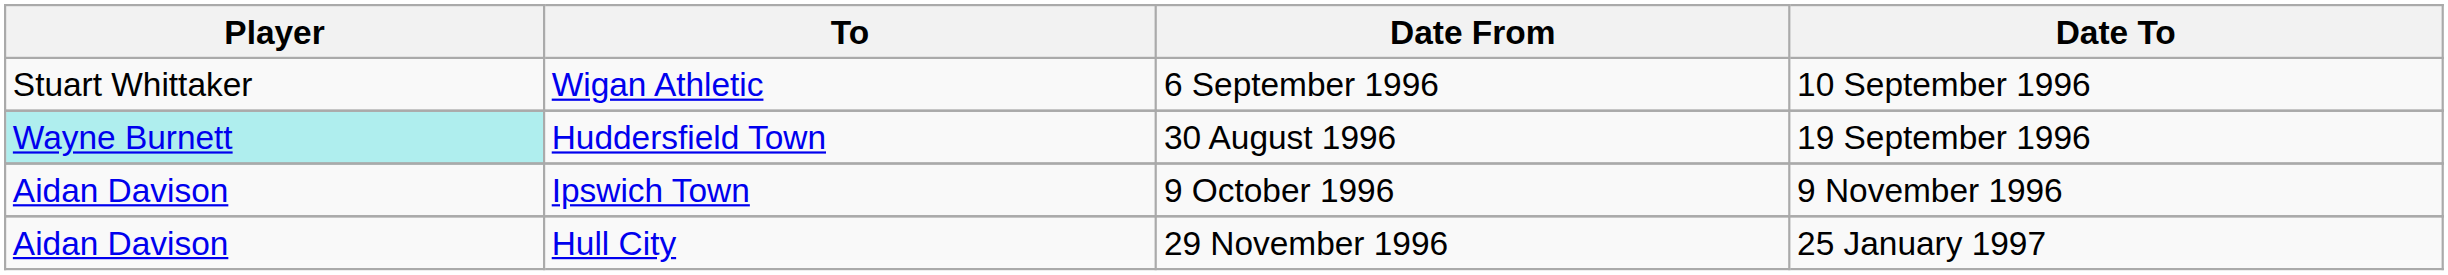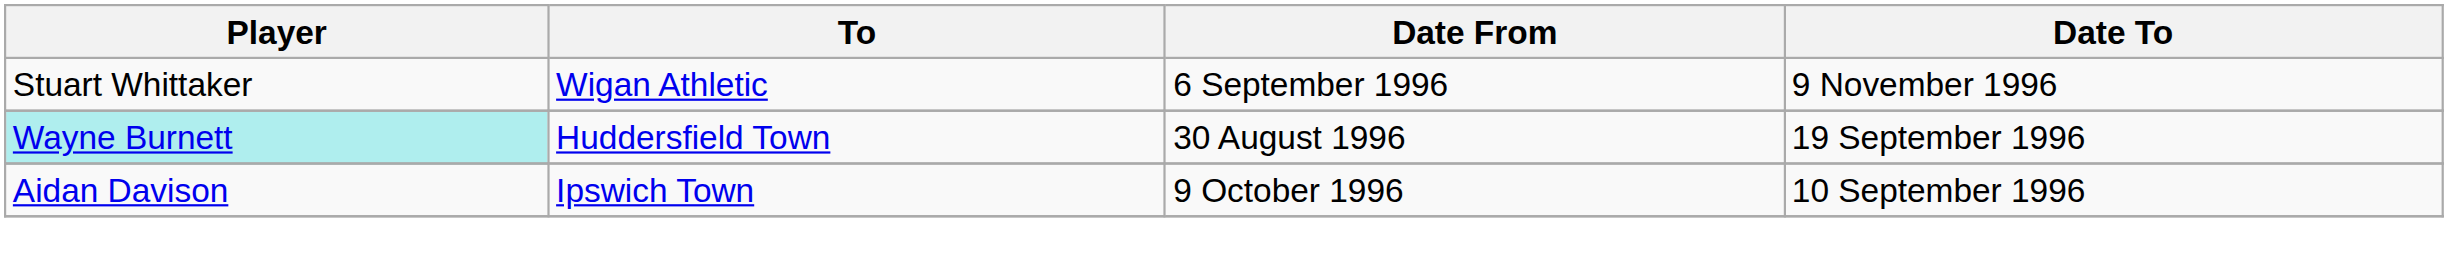(1944, 85) 10 September 1996 -> (1925, 85) 9 November 1996
(1930, 191) 9 November 1996 -> (1939, 191) 10 September 1996
- row: (614, 244)
